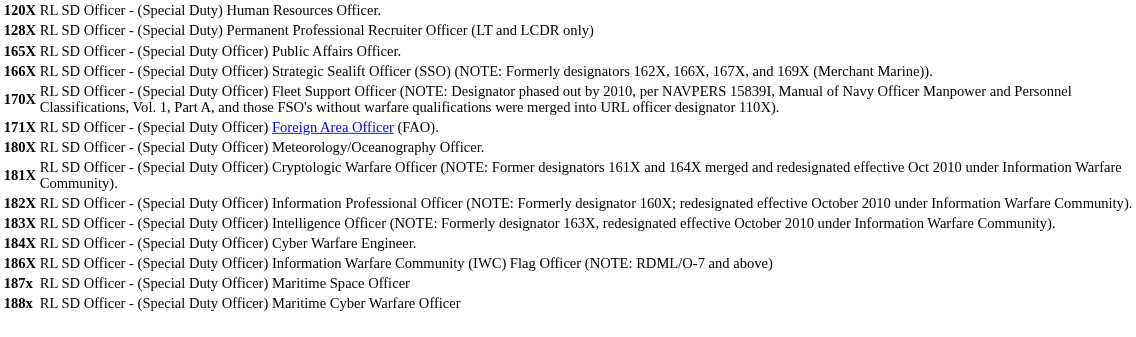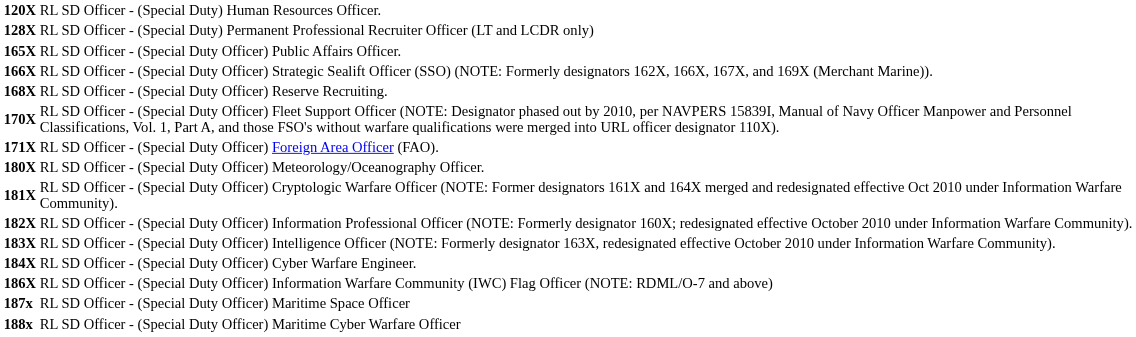+ row: (214, 91)
